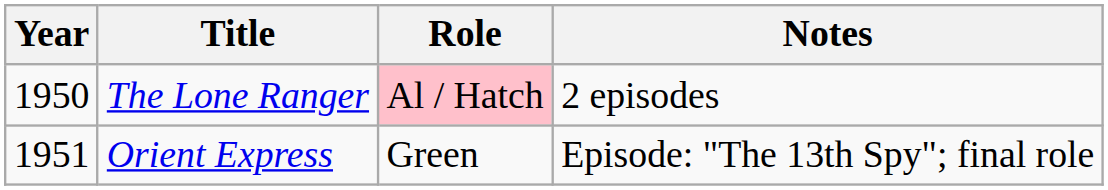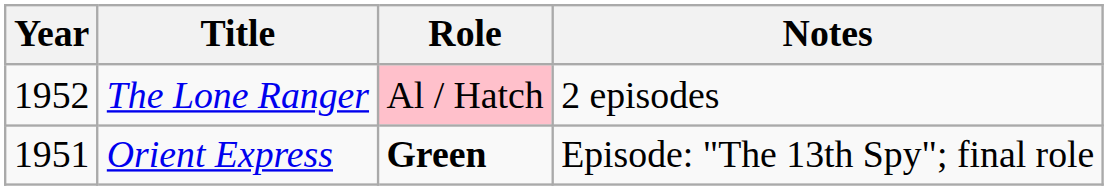(52, 94) 1950 -> (52, 94) 1952
(433, 154) normal -> (436, 154) bold
